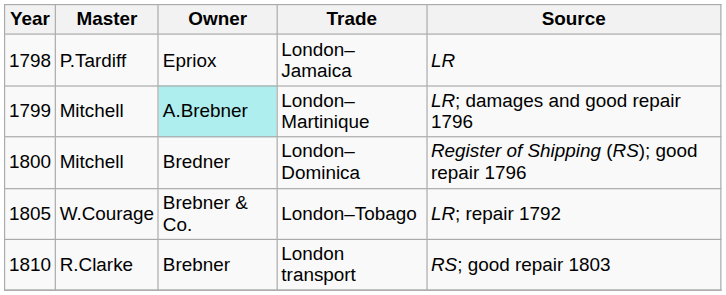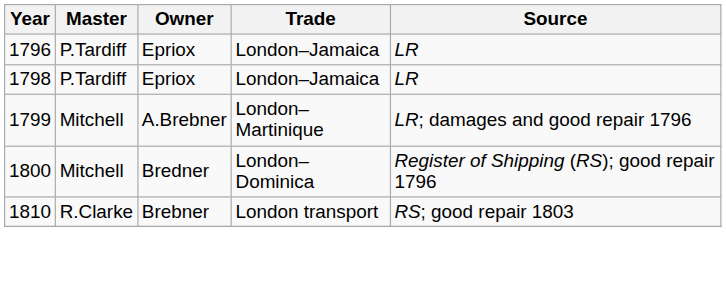+ row: (30, 49)
(205, 111) paleturquoise background -> (184, 119) no background
- row: (30, 213)
